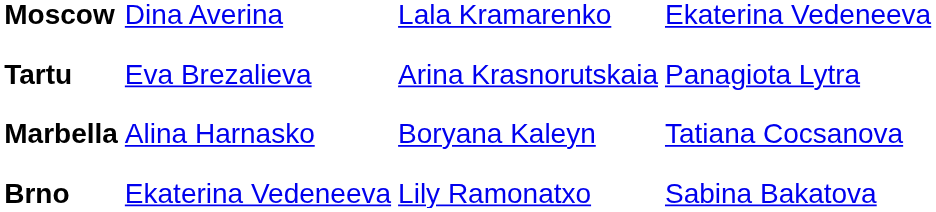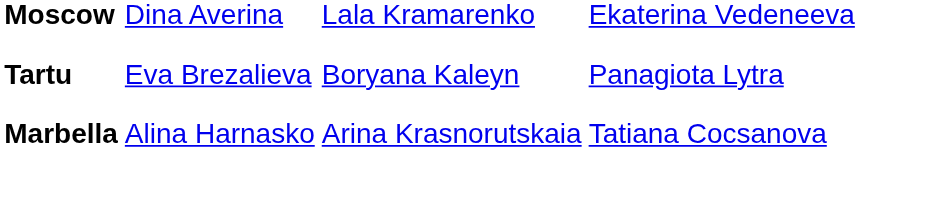(528, 74) Arina Krasnorutskaia -> (421, 74) Boryana Kaleyn
(497, 134) Boryana Kaleyn -> (452, 134) Arina Krasnorutskaia
- row: (37, 193)
